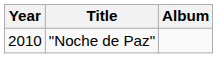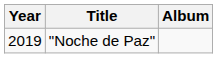(25, 40) 2010 -> (25, 40) 2019
